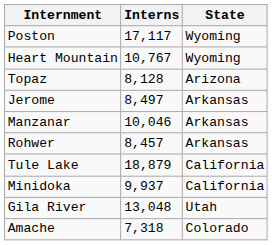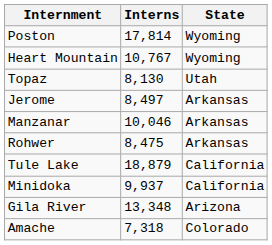(148, 37) 17,117 -> (148, 37) 17,814
(144, 79) 8,128 -> (144, 79) 8,130
(213, 79) Arizona -> (201, 79) Utah
(144, 144) 8,457 -> (144, 144) 8,475
(148, 208) 13,048 -> (148, 208) 13,348
(201, 208) Utah -> (213, 208) Arizona
